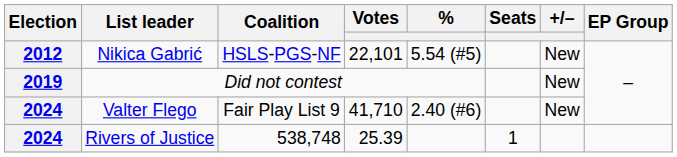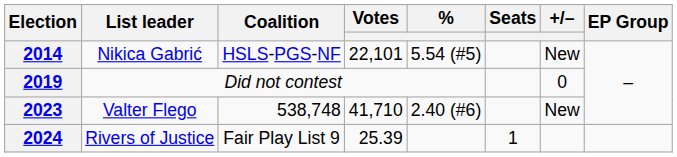(43, 54) 2012 -> (43, 54) 2014
(562, 82) New -> (562, 82) 0
(43, 110) 2024 -> (43, 110) 2023
(282, 110) Fair Play List 9 -> (309, 110) 538,748
(309, 138) 538,748 -> (282, 138) Fair Play List 9
